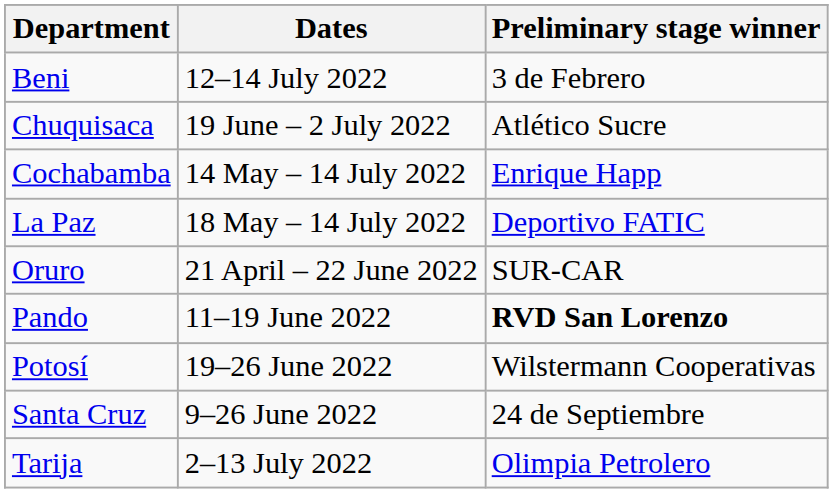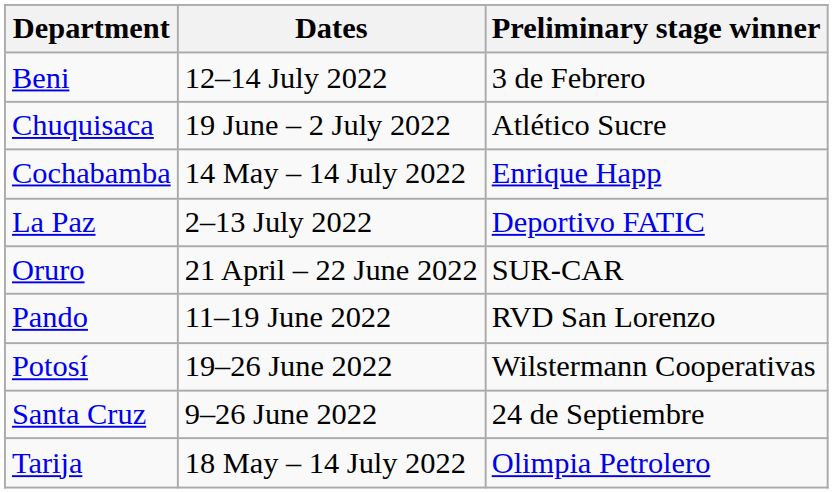(325, 221) 18 May – 14 July 2022 -> (278, 221) 2–13 July 2022
(610, 317) bold -> (604, 317) normal
(278, 462) 2–13 July 2022 -> (325, 462) 18 May – 14 July 2022
